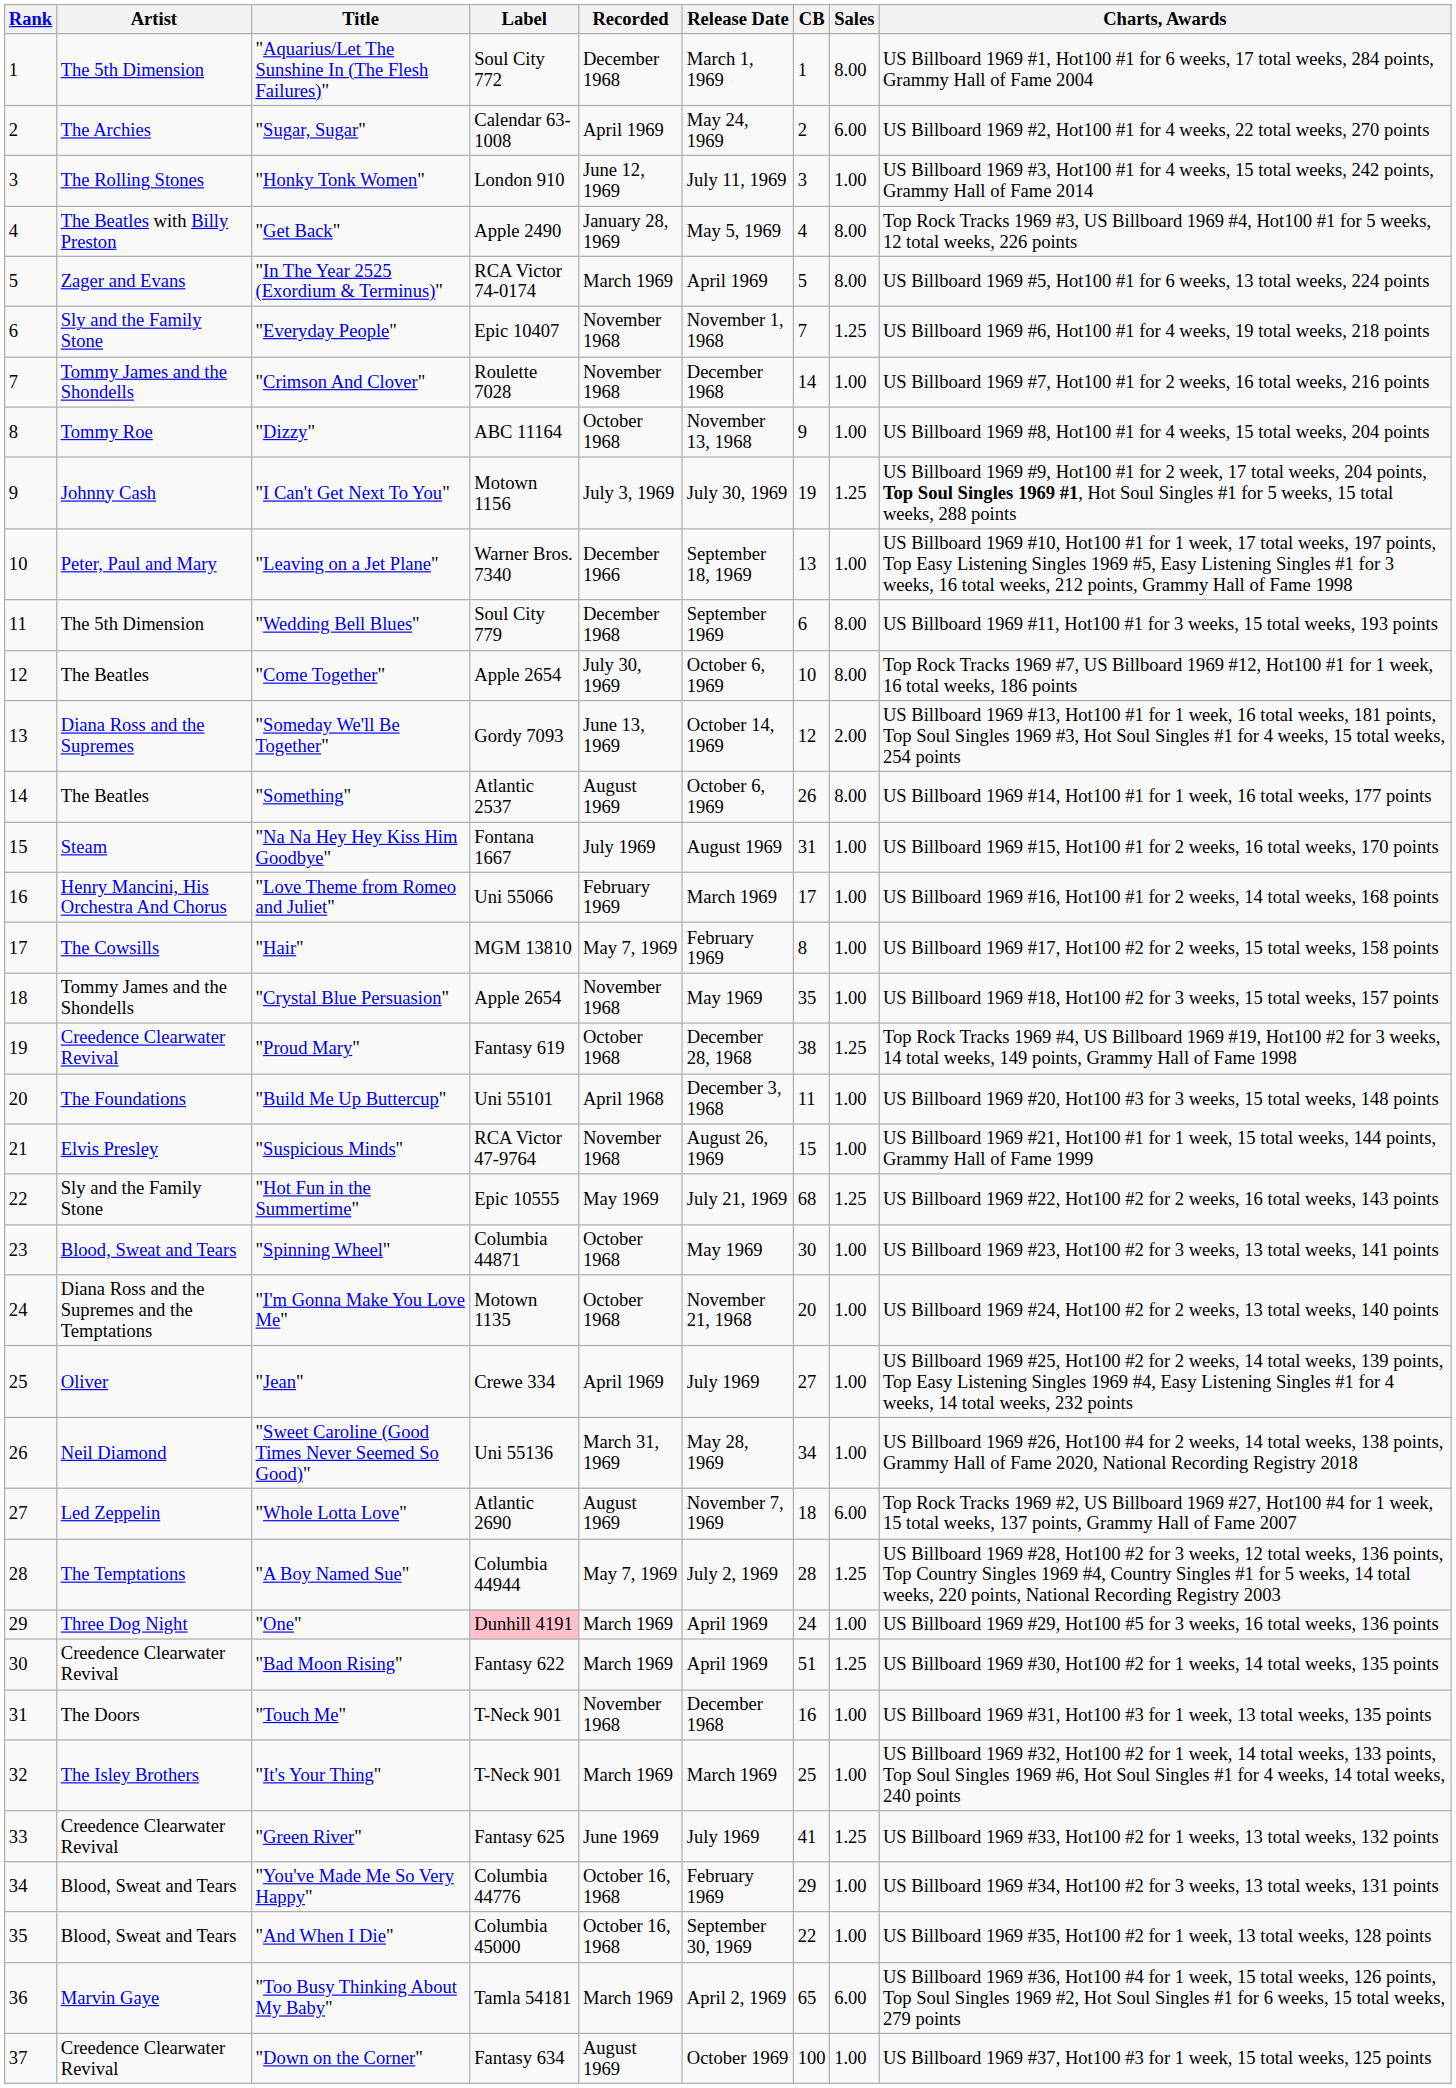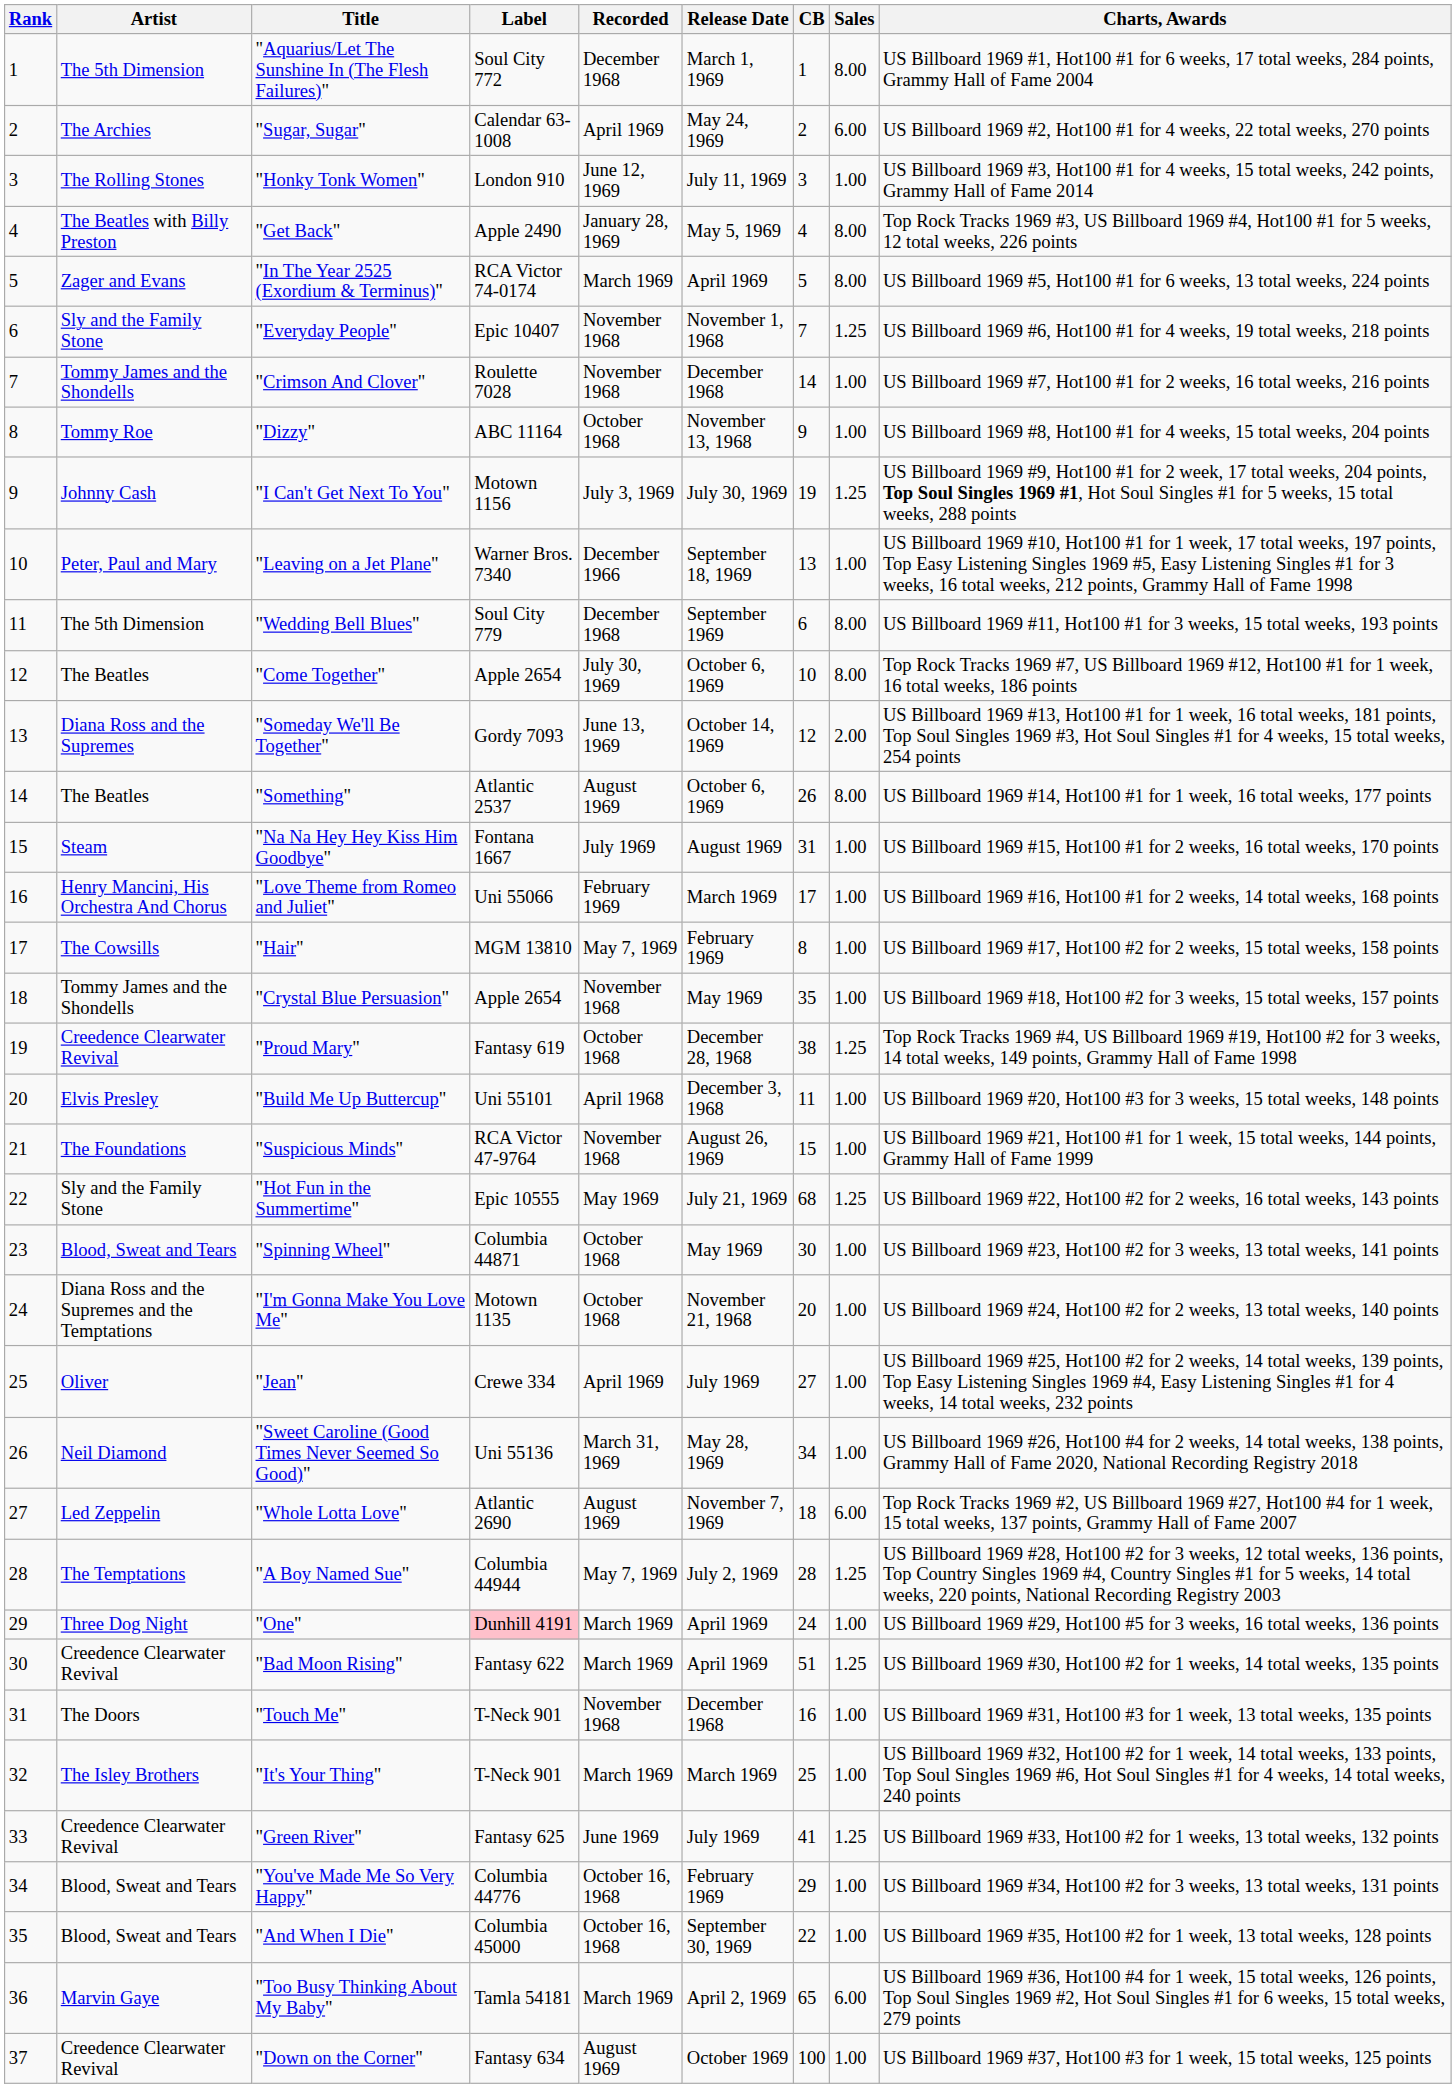(123, 1098) The Foundations -> (109, 1098) Elvis Presley
(109, 1148) Elvis Presley -> (123, 1148) The Foundations
